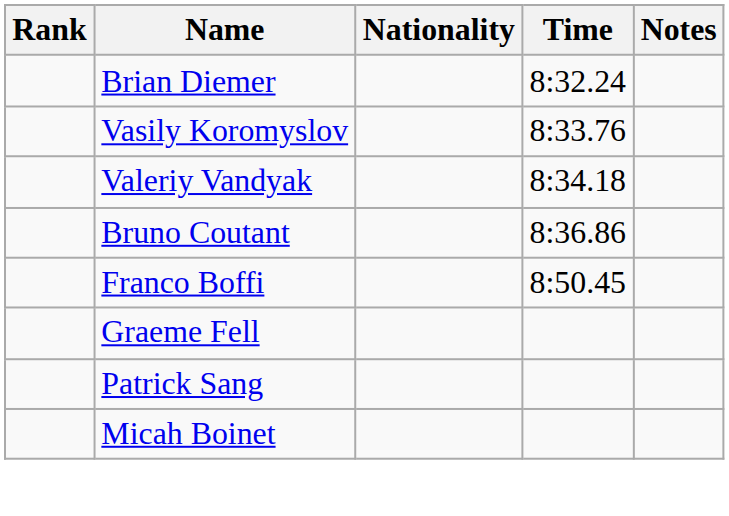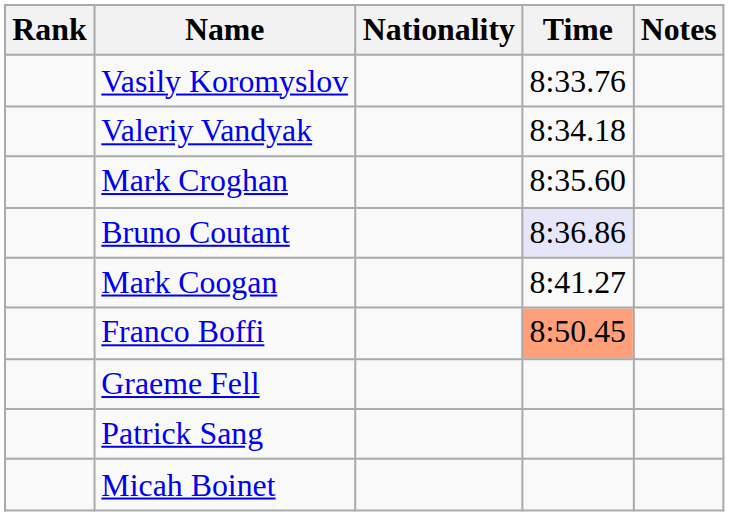- row: (188, 80)
+ row: (195, 181)
(578, 231) no background -> (578, 231) lavender background
+ row: (189, 282)
(578, 282) no background -> (578, 332) lightsalmon background
